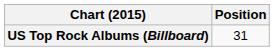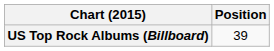(241, 35) 31 -> (241, 35) 39
